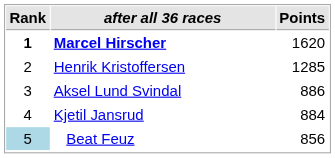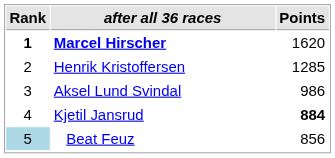(313, 91) 886 -> (313, 91) 986
(313, 115) normal -> (313, 115) bold
